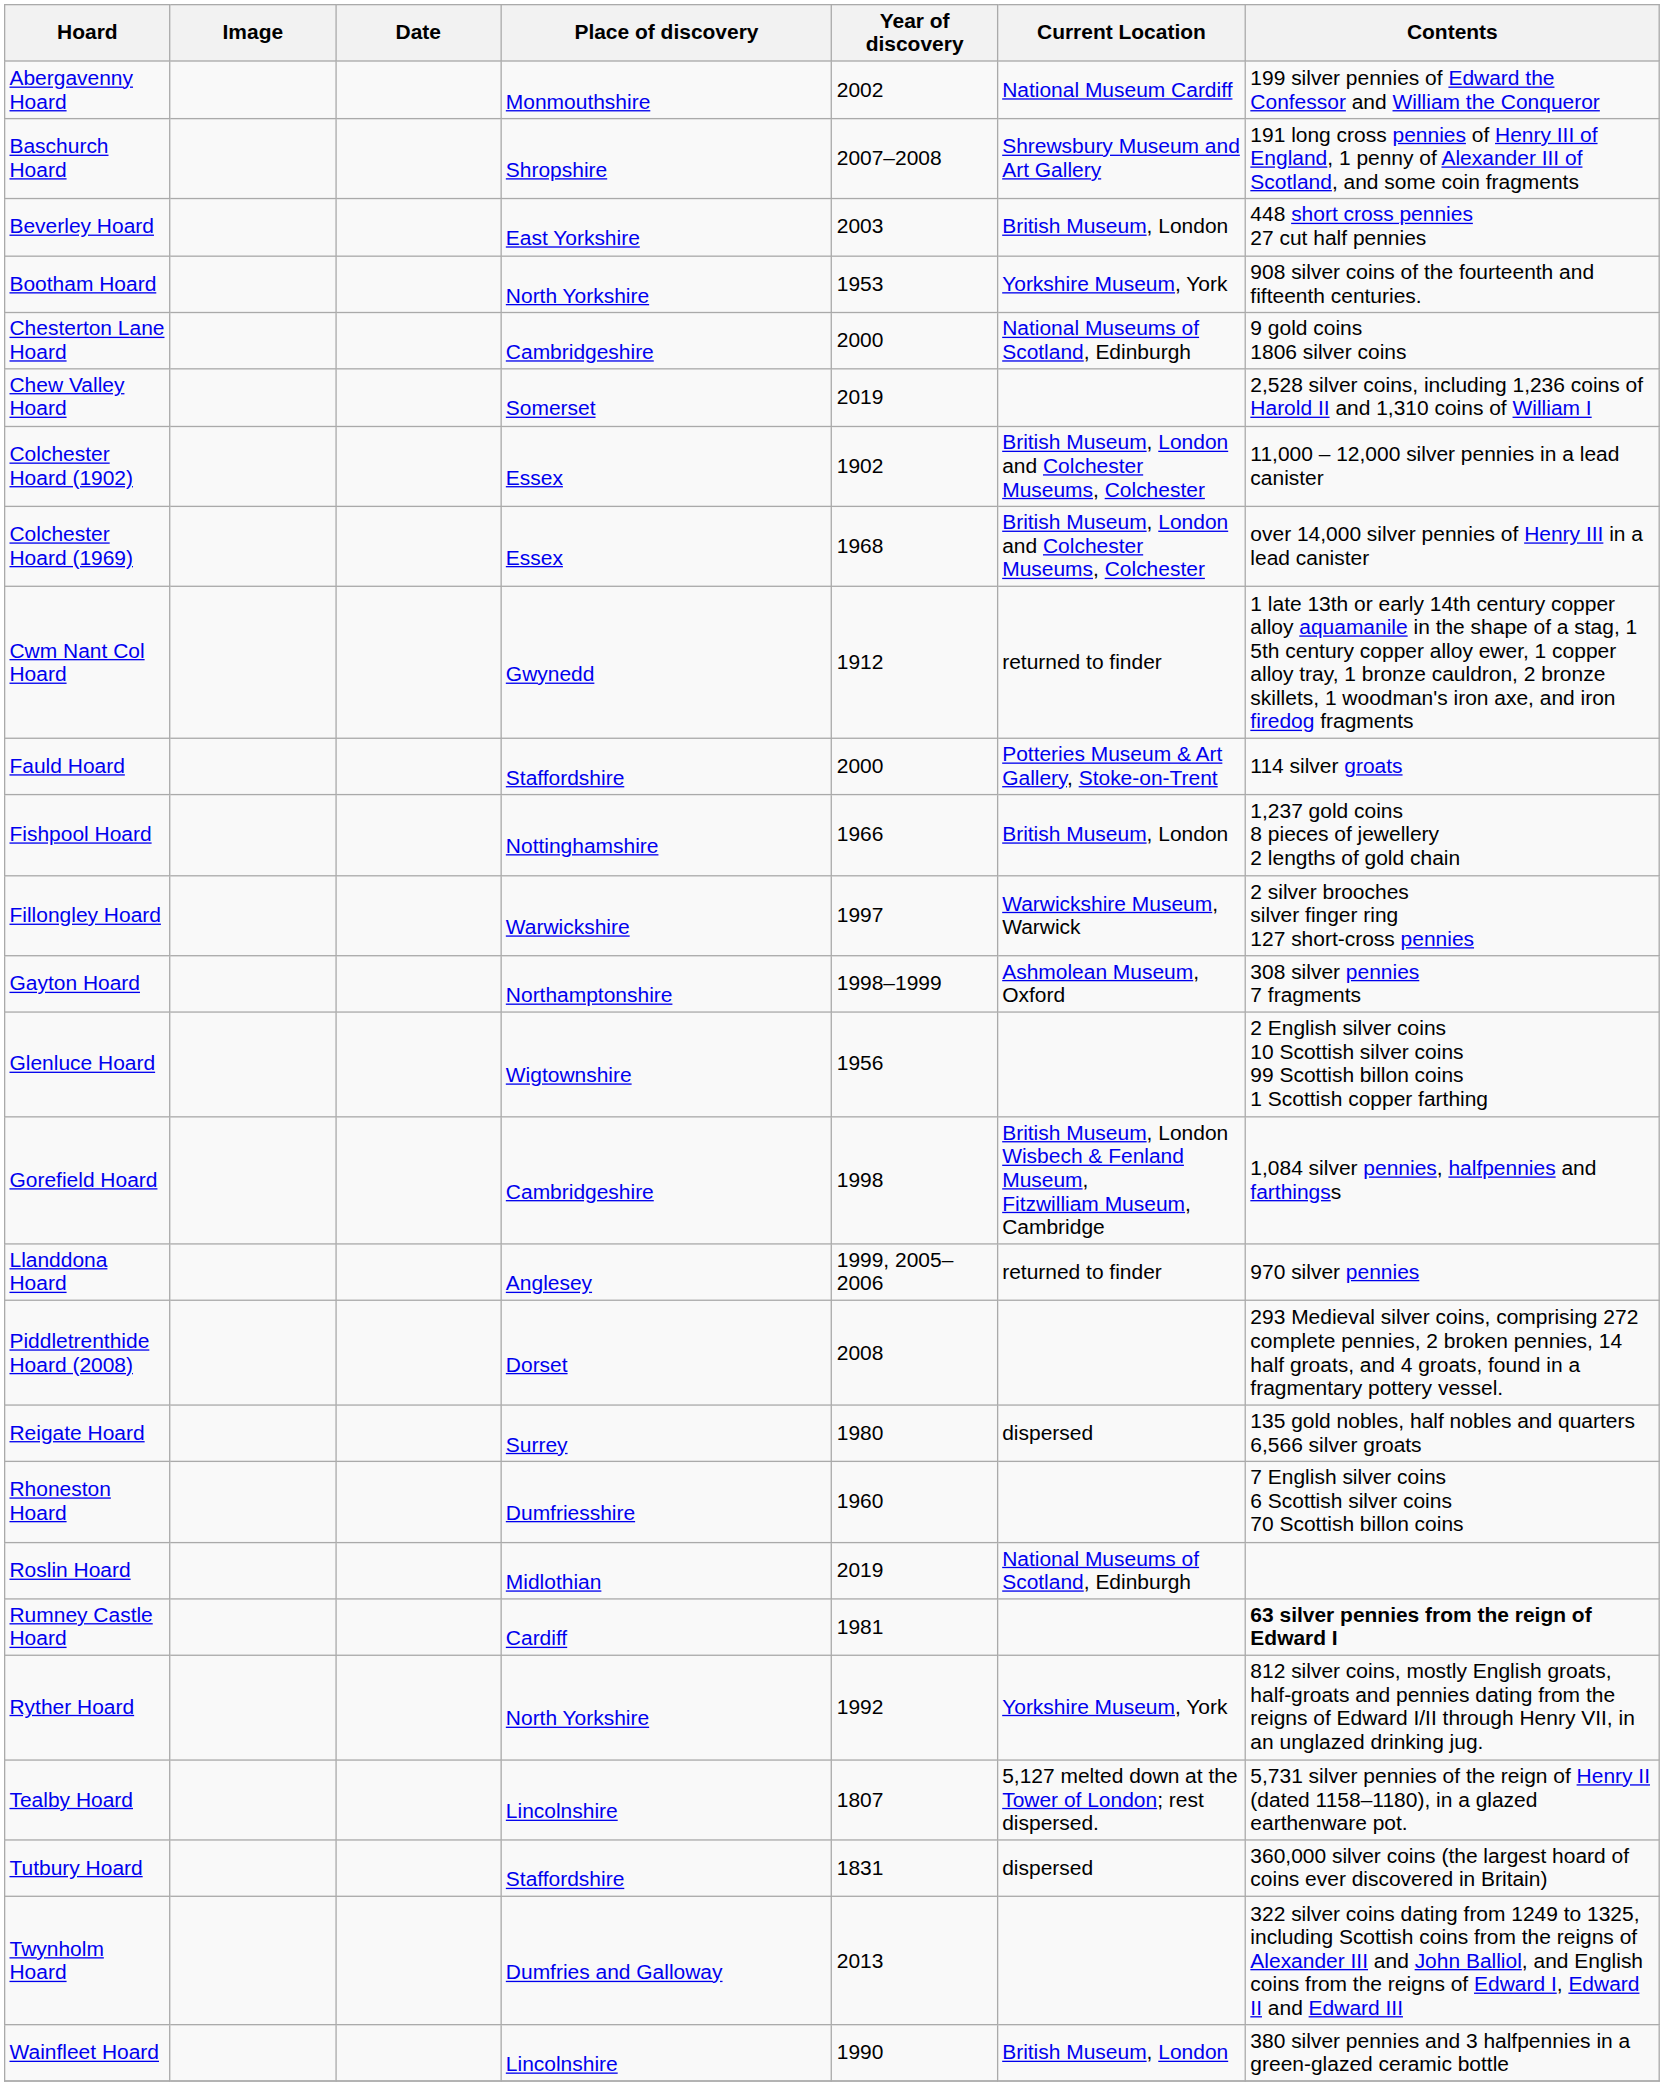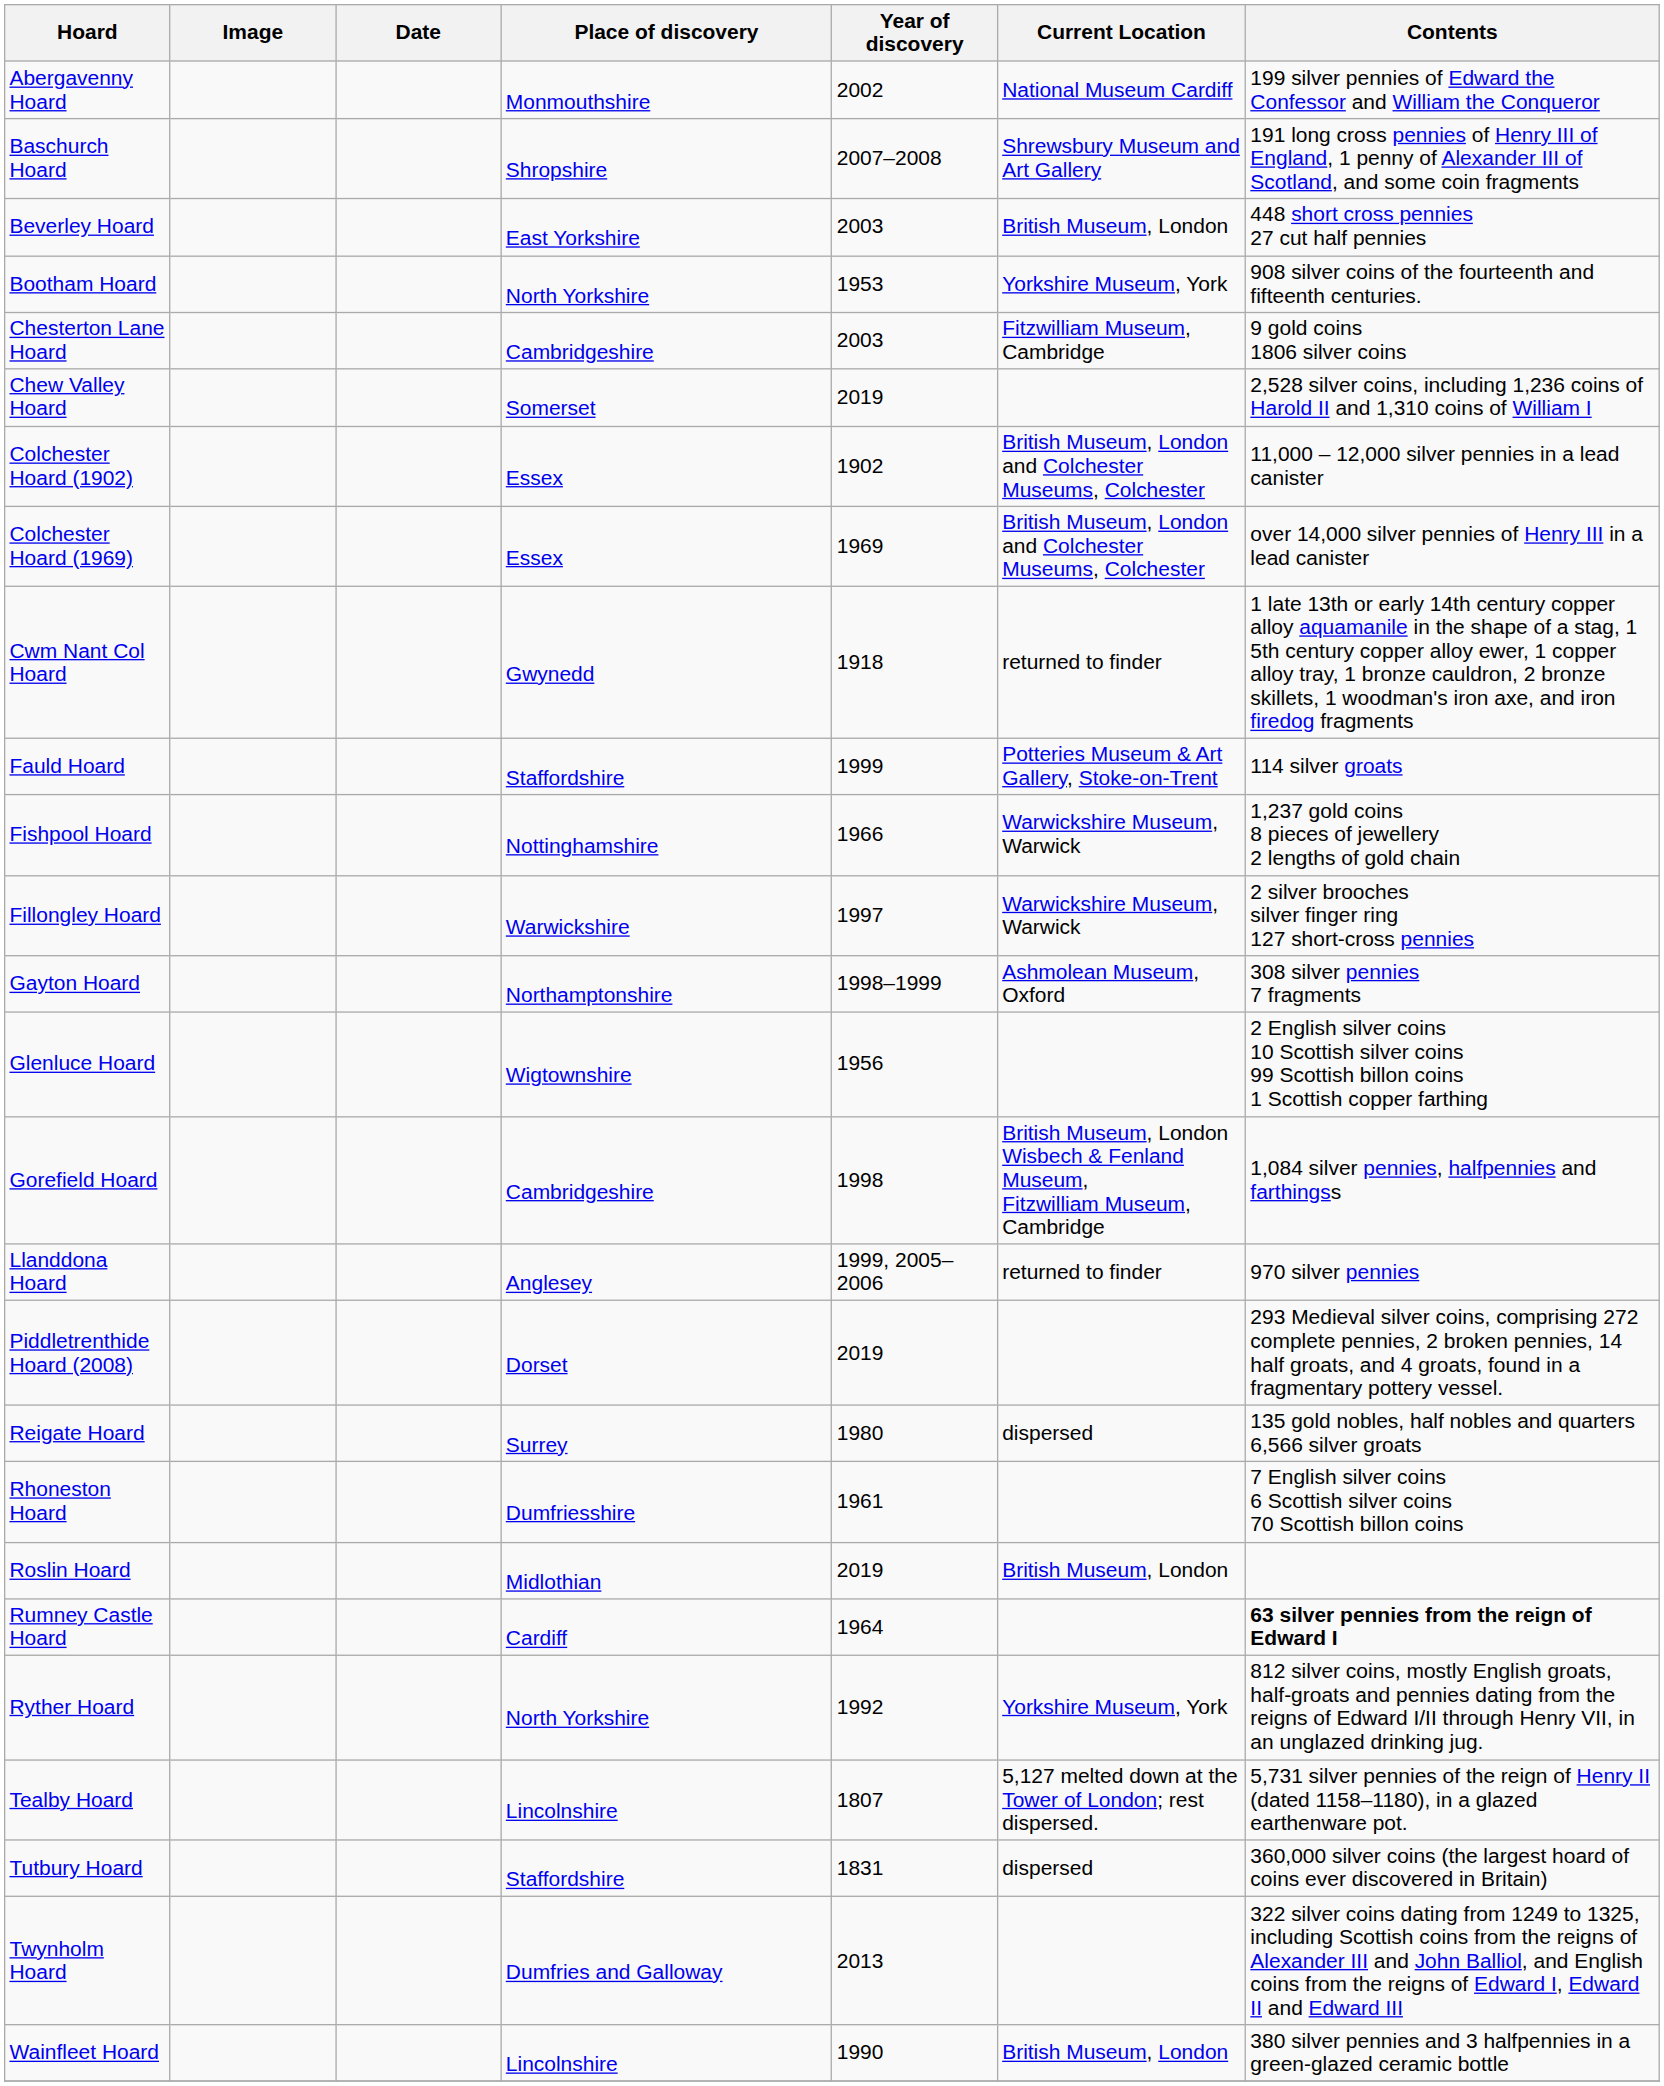(860, 340) 2000 -> (860, 340) 2003
(1101, 340) National Museums of Scotland, Edinburgh -> (1097, 340) Fitzwilliam Museum, Cambridge
(860, 546) 1968 -> (860, 546) 1969
(860, 662) 1912 -> (860, 662) 1918
(860, 766) 2000 -> (860, 766) 1999
(1115, 834) British Museum, London -> (1110, 834) Warwickshire Museum, Warwick
(860, 1352) 2008 -> (860, 1352) 2019
(860, 1501) 1960 -> (860, 1501) 1961
(1101, 1570) National Museums of Scotland, Edinburgh -> (1115, 1570) British Museum, London
(860, 1627) 1981 -> (860, 1627) 1964
